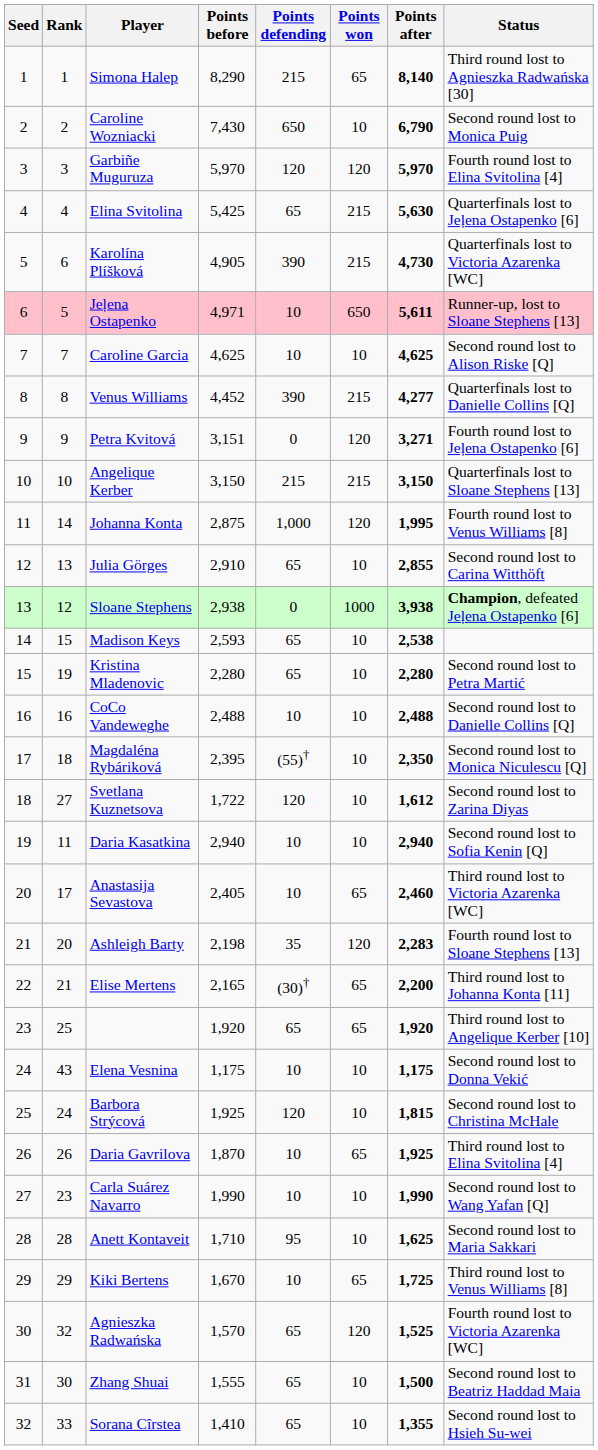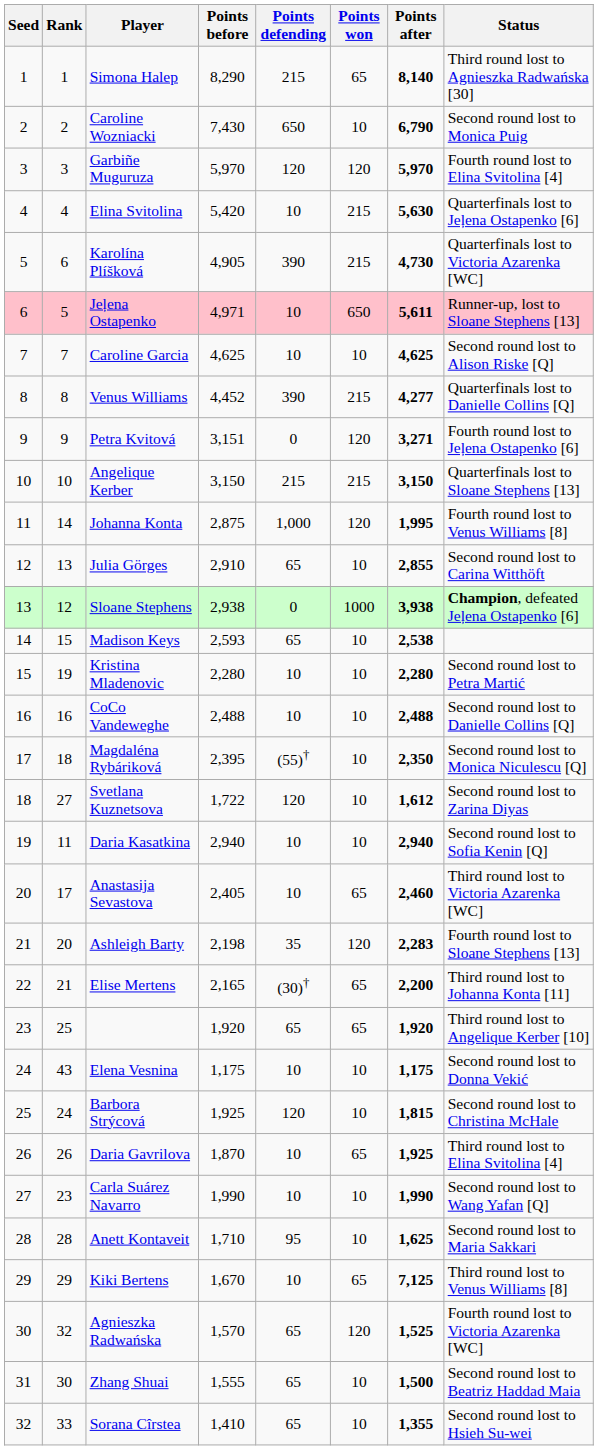(227, 211) 5,425 -> (227, 211) 5,420
(293, 211) 65 -> (293, 211) 10
(293, 674) 65 -> (293, 674) 10
(416, 1280) 1,725 -> (416, 1280) 7,125
